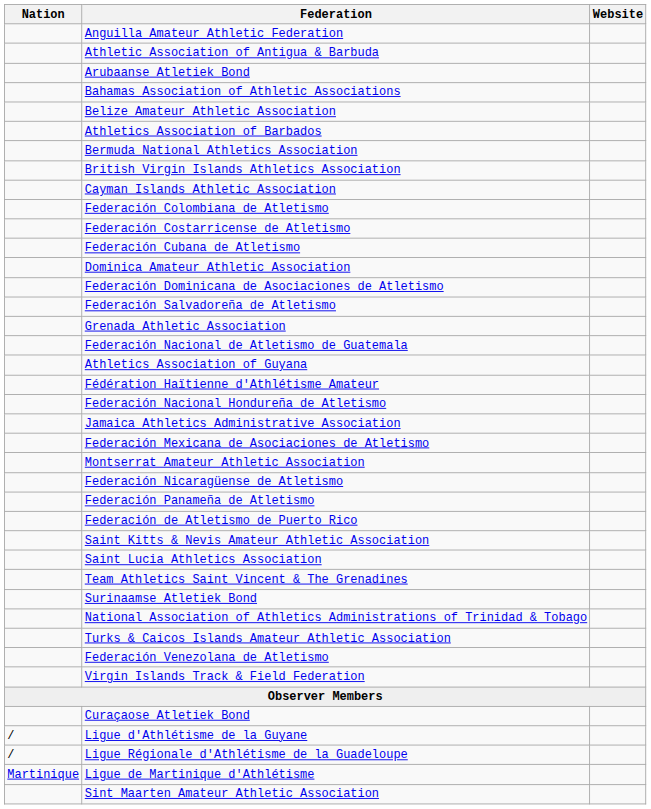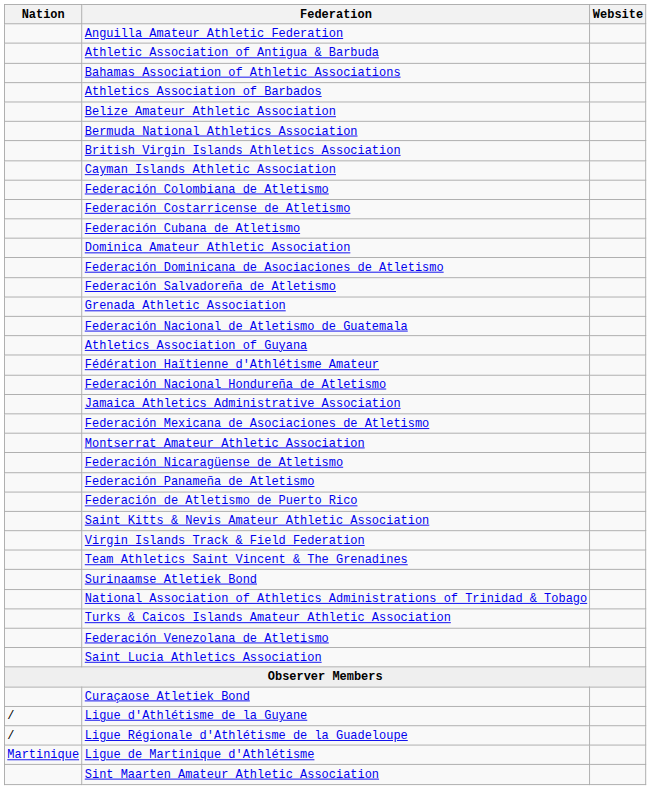- row: (167, 73)
rows swapped: (203, 131) <-> (210, 112)
rows swapped: (203, 560) <-> (225, 677)
